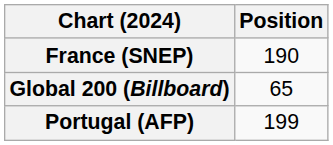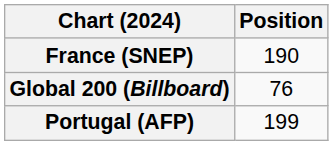(281, 88) 65 -> (281, 88) 76
